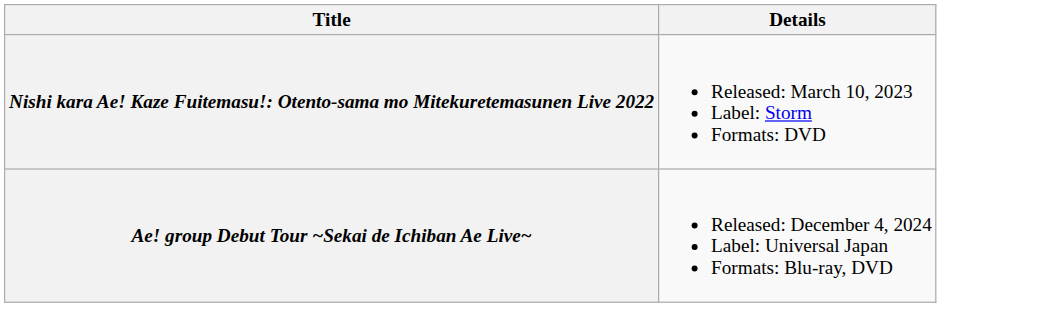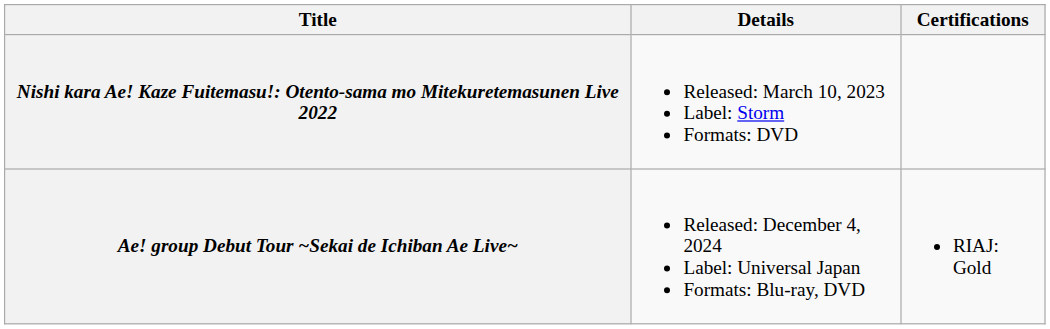+ column: (973, 19)
